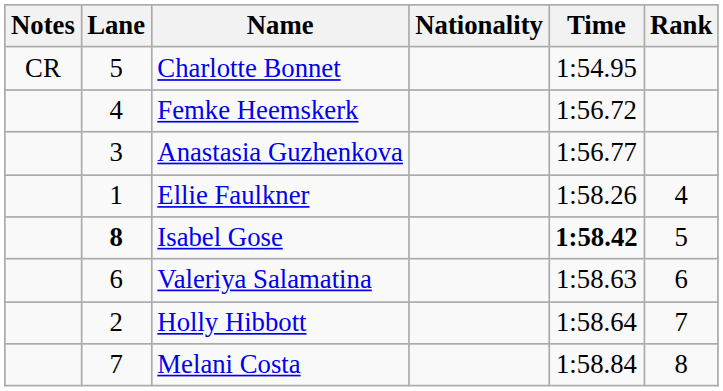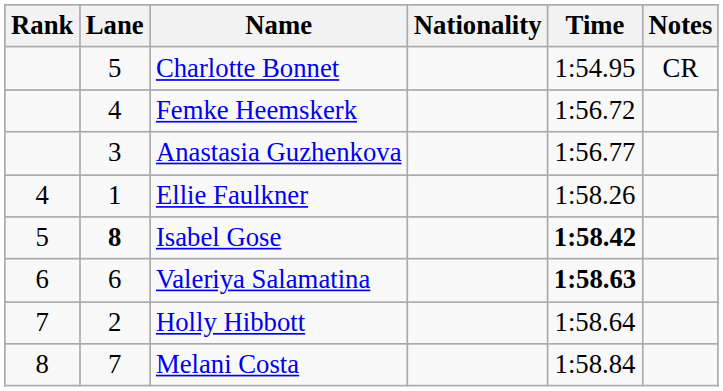columns swapped: (681, 25) <-> (43, 25)
(596, 279) normal -> (595, 279) bold
